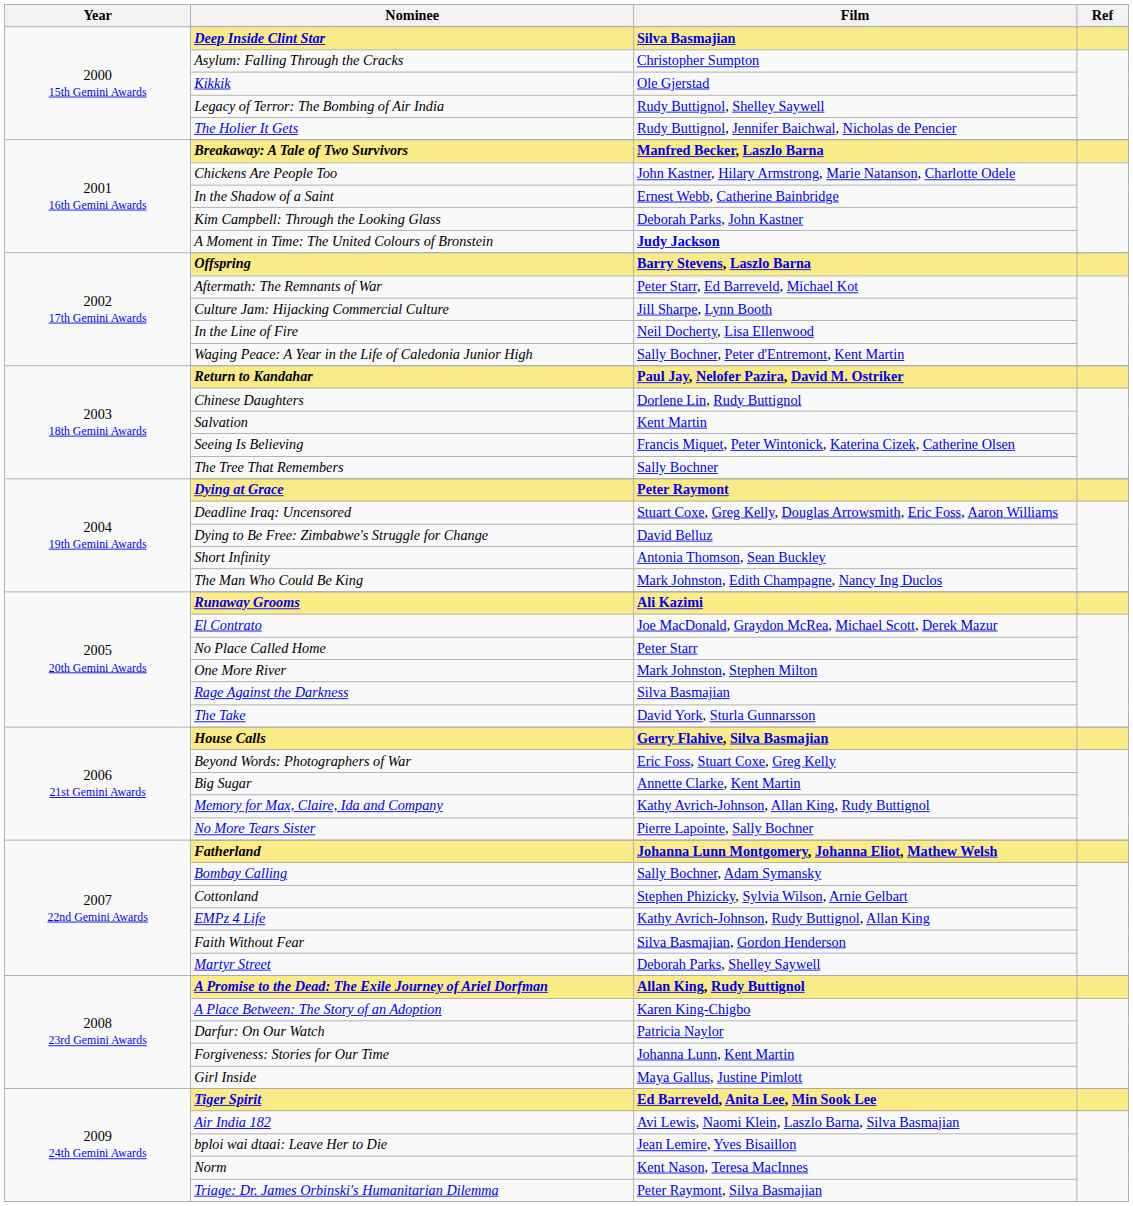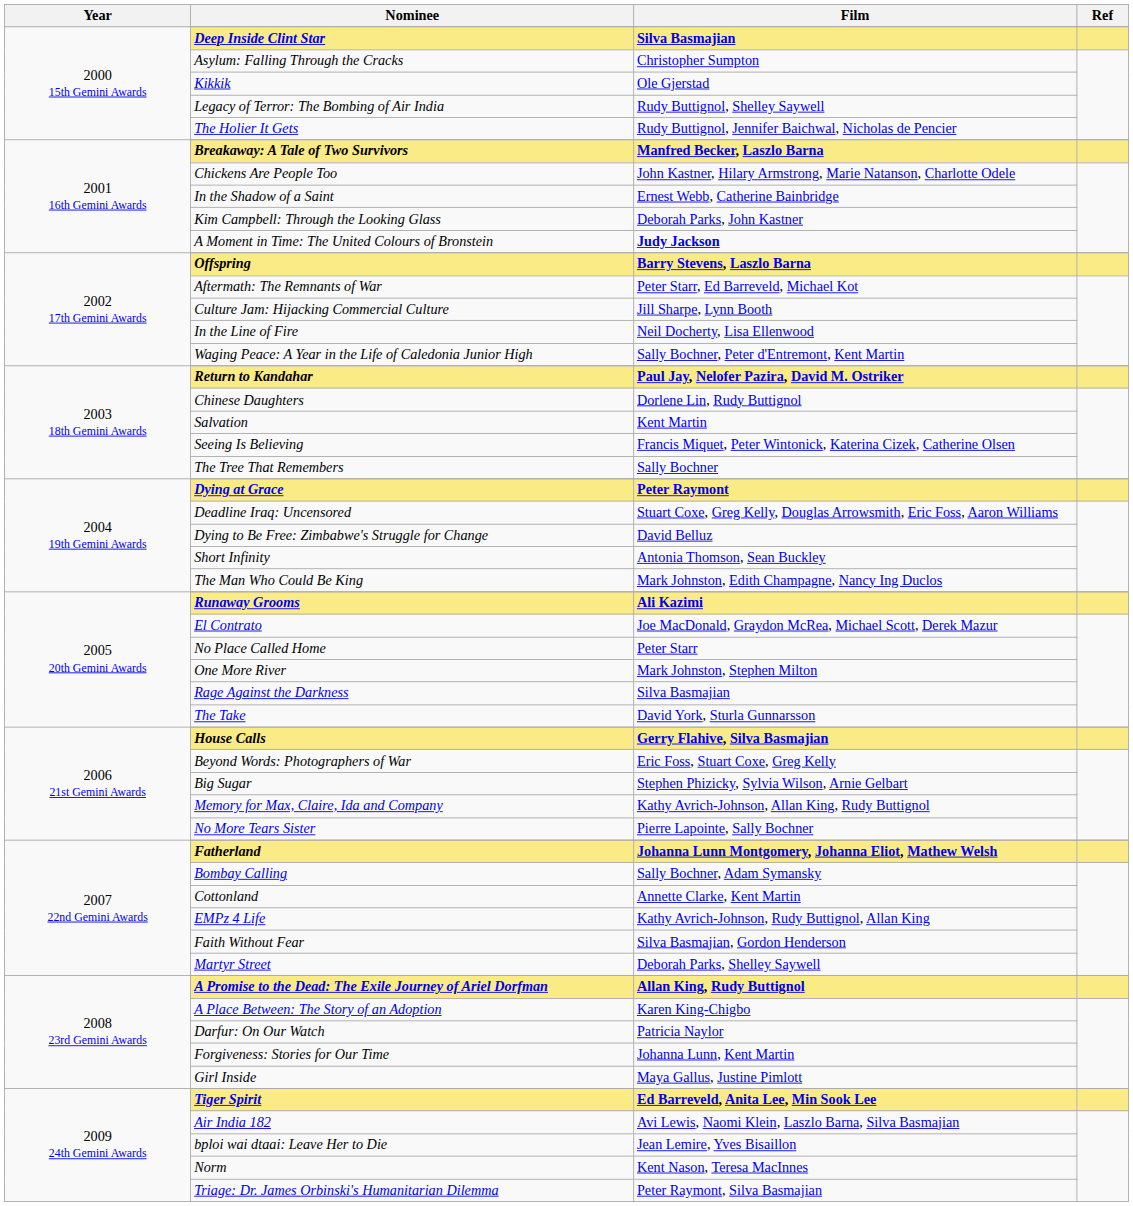(719, 783) Annette Clarke, Kent Martin -> (772, 783) Stephen Phizicky, Sylvia Wilson, Arnie Gelbart
(772, 896) Stephen Phizicky, Sylvia Wilson, Arnie Gelbart -> (719, 896) Annette Clarke, Kent Martin
